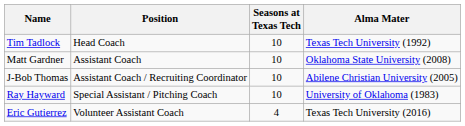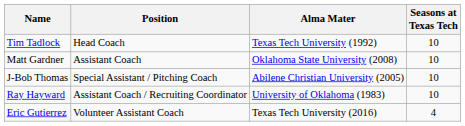columns swapped: (276, 19) <-> (382, 19)
(160, 77) Assistant Coach / Recruiting Coordinator -> (145, 77) Special Assistant / Pitching Coach
(145, 95) Special Assistant / Pitching Coach -> (160, 95) Assistant Coach / Recruiting Coordinator
